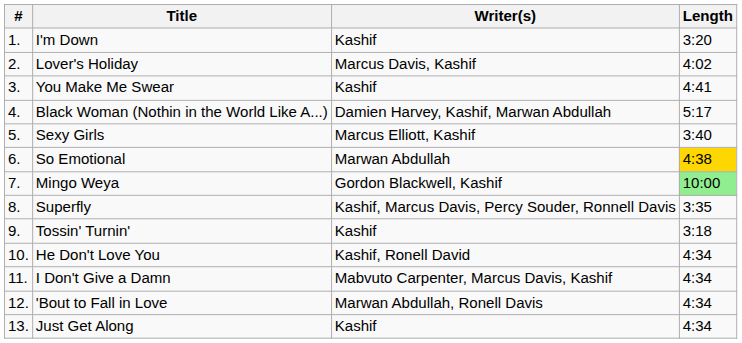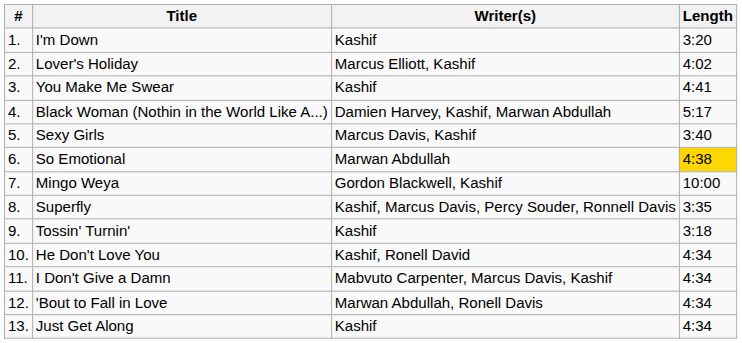(405, 64) Marcus Davis, Kashif -> (405, 64) Marcus Elliott, Kashif
(405, 135) Marcus Elliott, Kashif -> (405, 135) Marcus Davis, Kashif
(702, 183) lightgreen background -> (702, 183) no background
